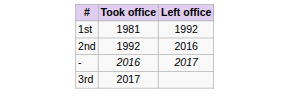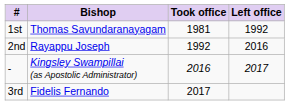+ column: (98, 12)
